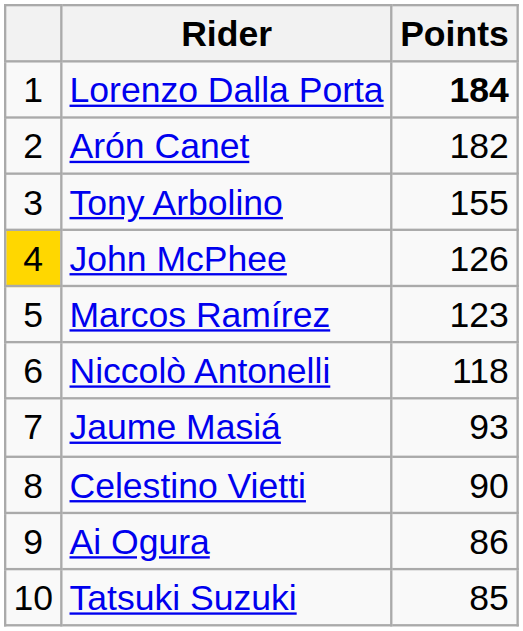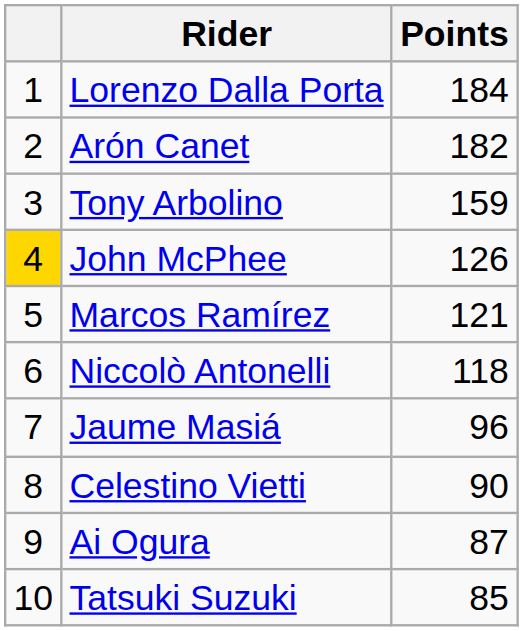(479, 90) bold -> (479, 90) normal
(479, 202) 155 -> (479, 202) 159
(479, 315) 123 -> (479, 315) 121
(489, 428) 93 -> (489, 428) 96
(489, 540) 86 -> (489, 540) 87
